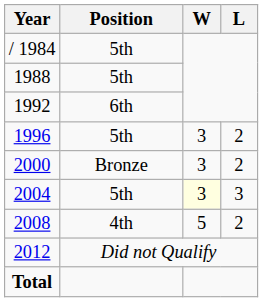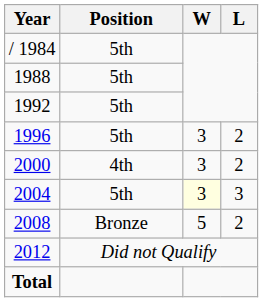(121, 106) 6th -> (121, 106) 5th
(121, 164) Bronze -> (121, 164) 4th
(121, 223) 4th -> (121, 223) Bronze
